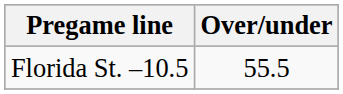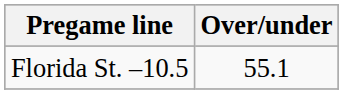(267, 67) 55.5 -> (267, 67) 55.1
